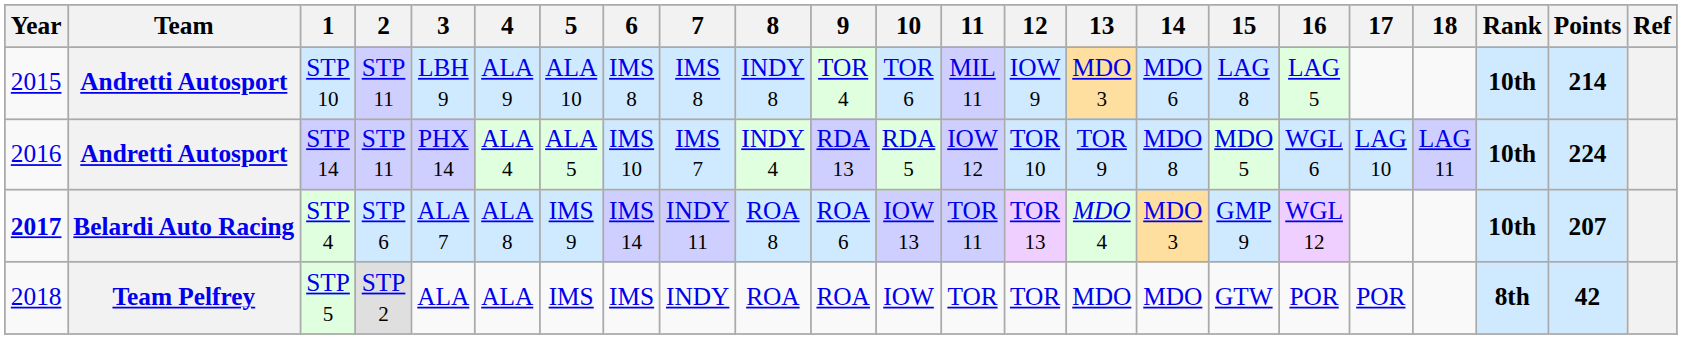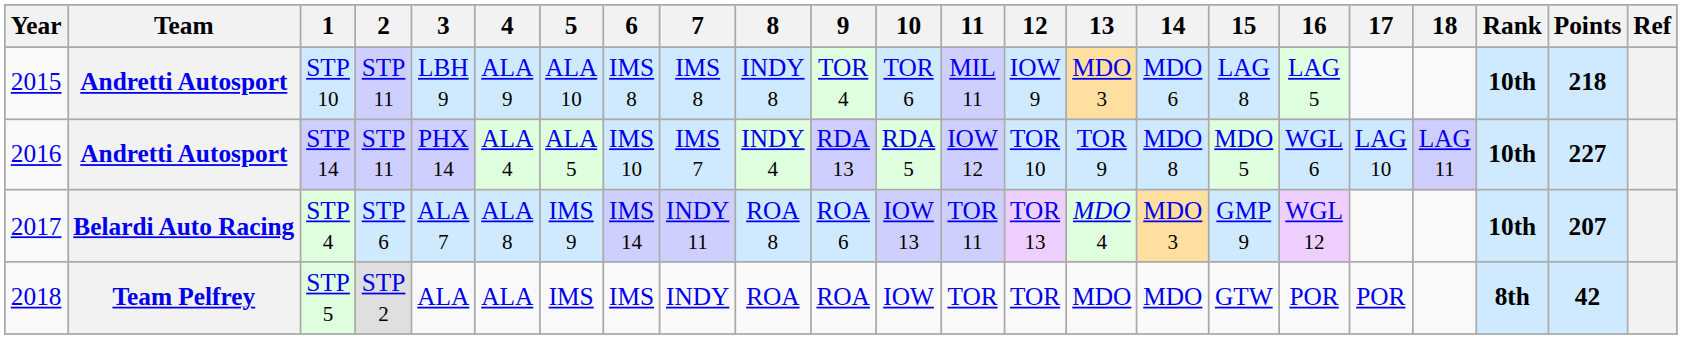(1587, 82) 214 -> (1587, 82) 218
(1587, 154) 224 -> (1587, 154) 227
(36, 225) bold -> (36, 225) normal
